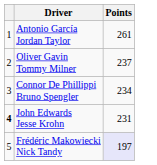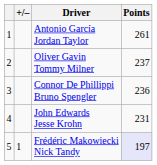+ column: (23, 12)
(124, 90) 234 -> (142, 90) 236
(9, 118) bold -> (9, 118) normal
